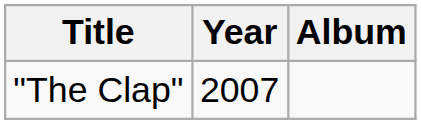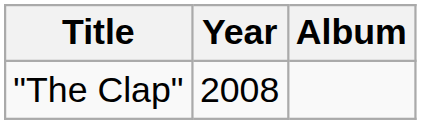(240, 89) 2007 -> (240, 89) 2008
